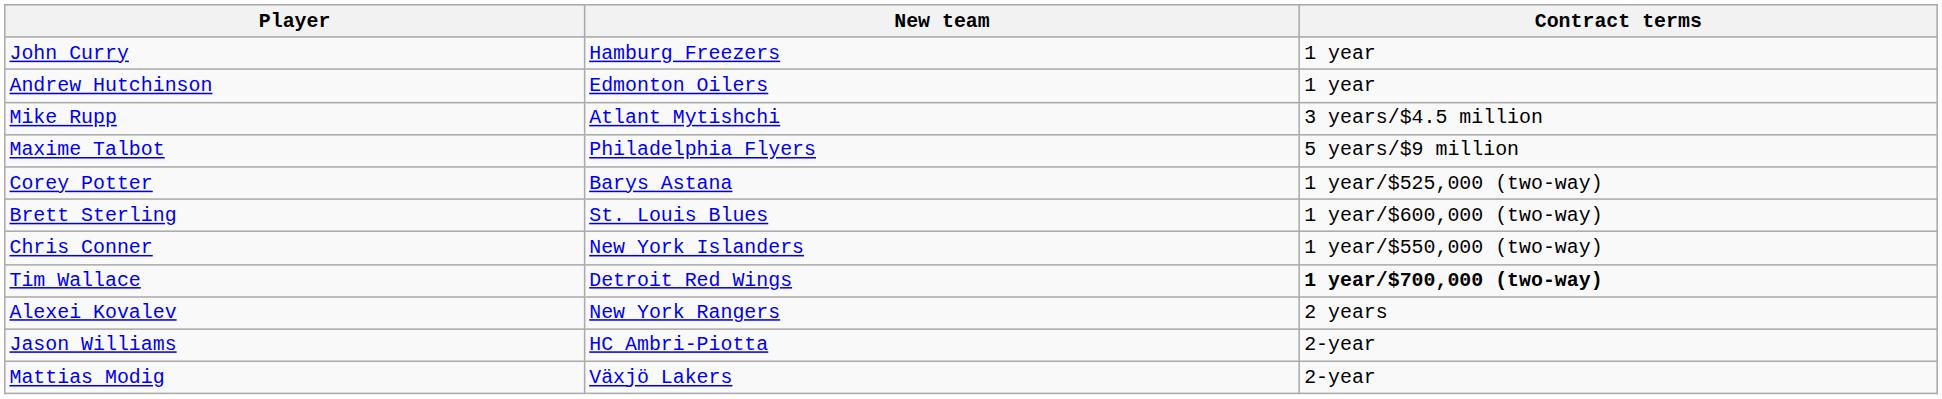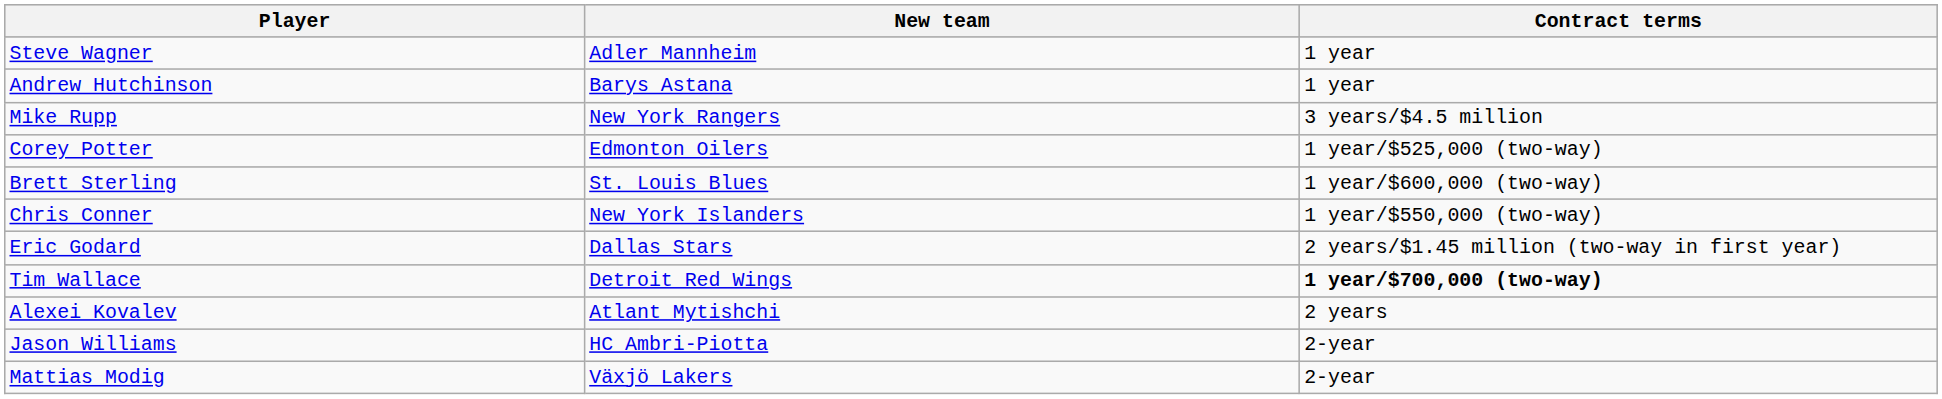+ row: (81, 53)
- row: (69, 53)
(679, 86) Edmonton Oilers -> (661, 86) Barys Astana
(685, 118) Atlant Mytishchi -> (685, 118) New York Rangers
- row: (87, 151)
(661, 183) Barys Astana -> (679, 151) Edmonton Oilers
+ row: (75, 248)
(685, 313) New York Rangers -> (685, 313) Atlant Mytishchi
